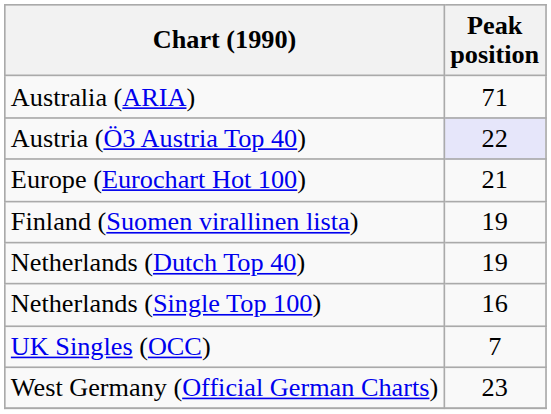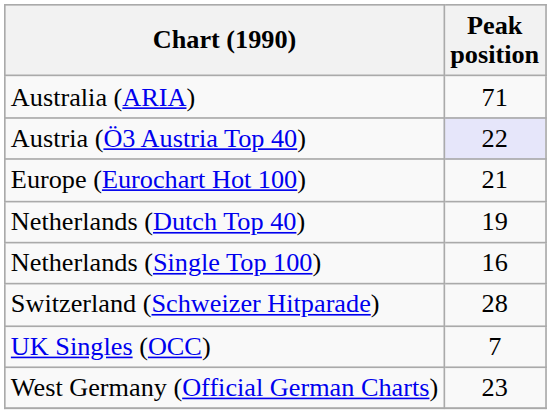- row: (185, 221)
+ row: (195, 304)
